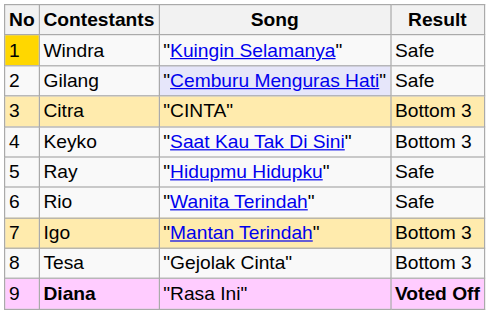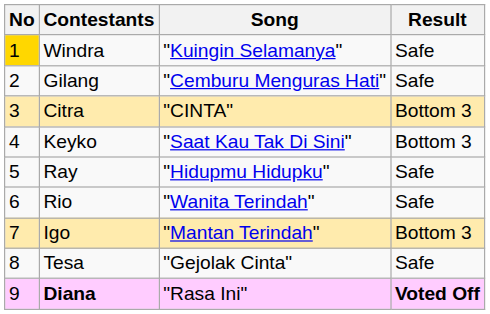(275, 80) lavender background -> (275, 80) no background
(433, 263) Bottom 3 -> (415, 263) Safe
